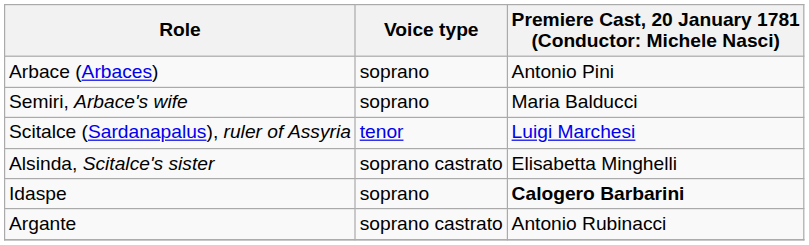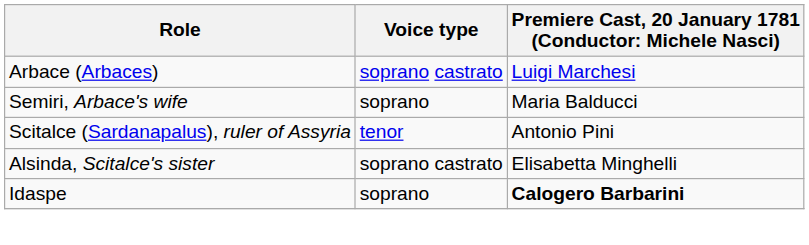(394, 71) soprano -> (431, 71) soprano castrato
(563, 71) Antonio Pini -> (574, 71) Luigi Marchesi
(573, 132) Luigi Marchesi -> (563, 132) Antonio Pini
- row: (43, 224)
